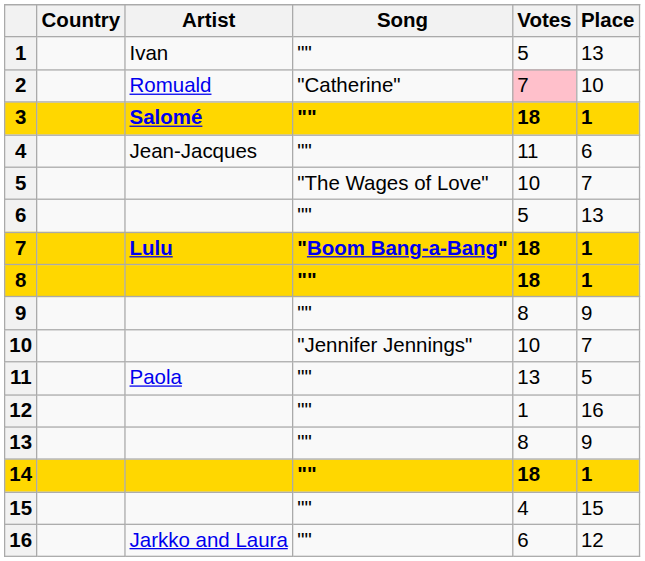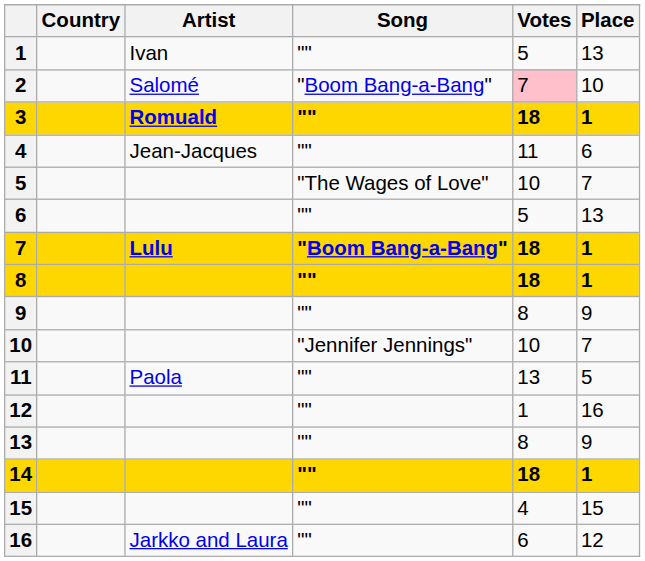(170, 85) Romuald -> (164, 85) Salomé
(349, 85) "Catherine" -> (394, 85) "Boom Bang-a-Bang"
(166, 118) Salomé -> (173, 118) Romuald
